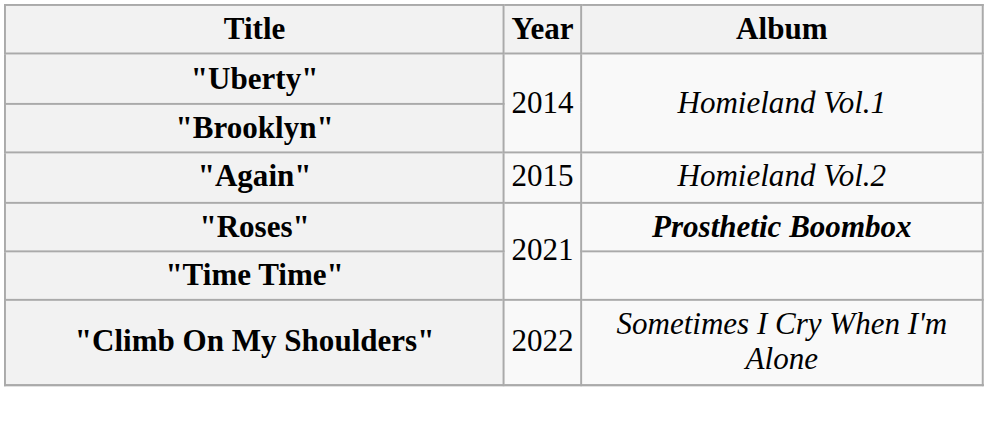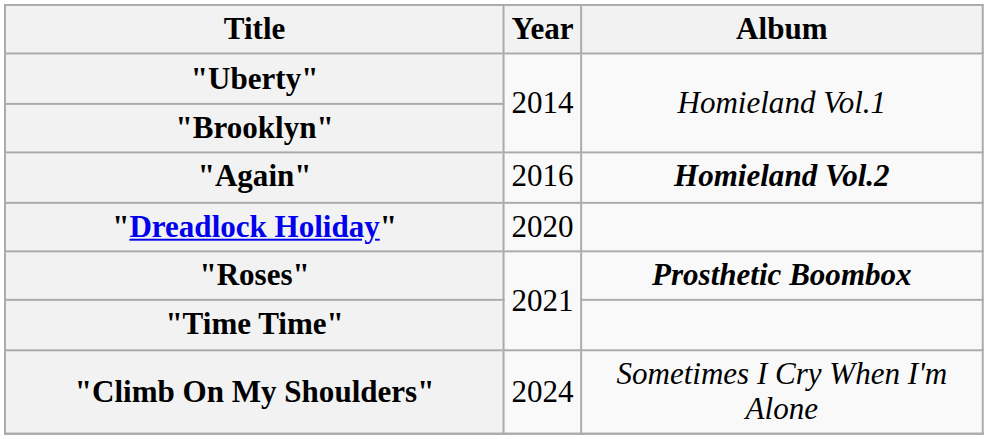(542, 176) 2015 -> (542, 176) 2016
(782, 176) normal -> (782, 176) bold
+ row: (255, 226)
(542, 341) 2022 -> (542, 391) 2024
